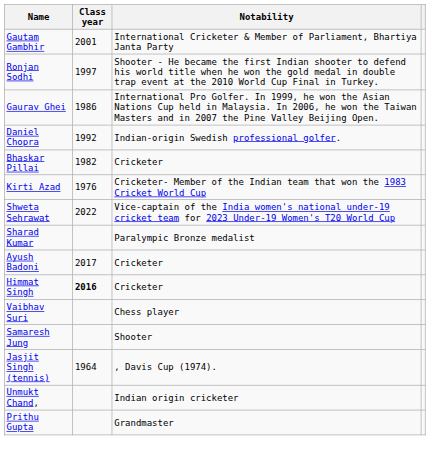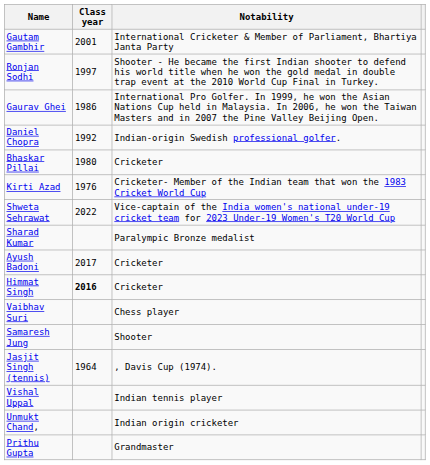(86, 162) 1982 -> (86, 162) 1980
+ row: (23, 397)
